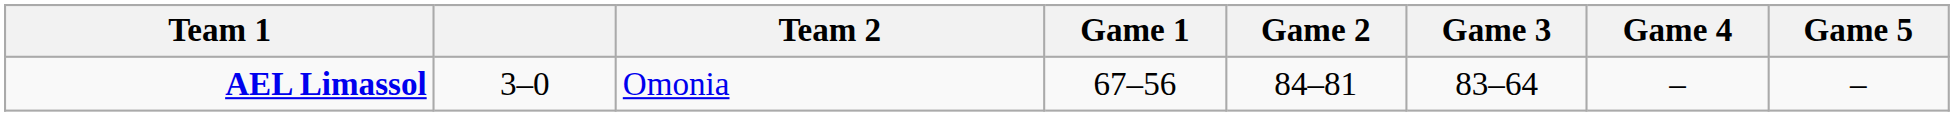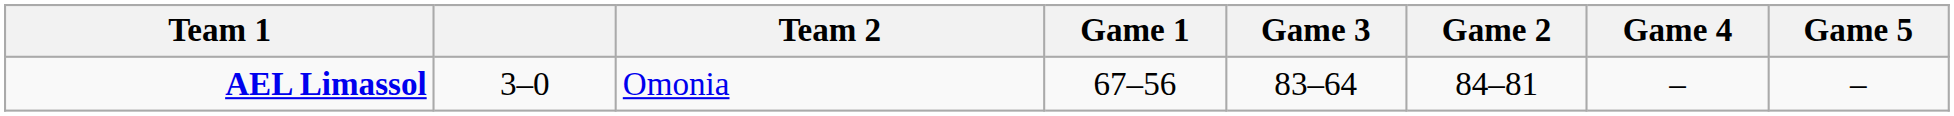columns swapped: (1316, 30) <-> (1497, 30)
